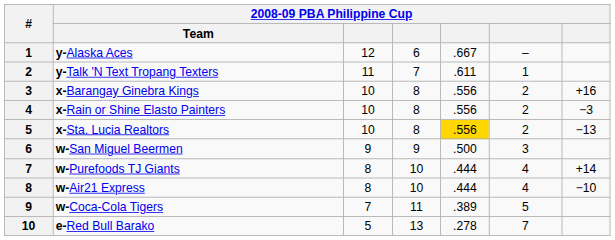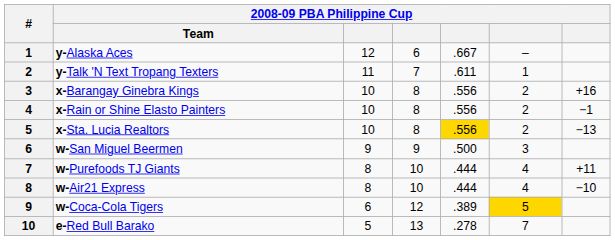(586, 110) −3 -> (586, 110) −1
(586, 168) +14 -> (586, 168) +11
(368, 207) 7 -> (368, 207) 6
(416, 207) 11 -> (416, 207) 12
(525, 207) no background -> (525, 207) gold background
